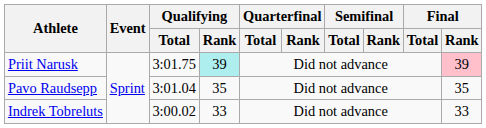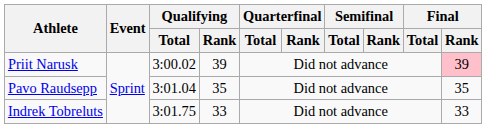(174, 64) 3:01.75 -> (174, 64) 3:00.02
(220, 64) paleturquoise background -> (220, 64) no background
(174, 111) 3:00.02 -> (174, 111) 3:01.75
